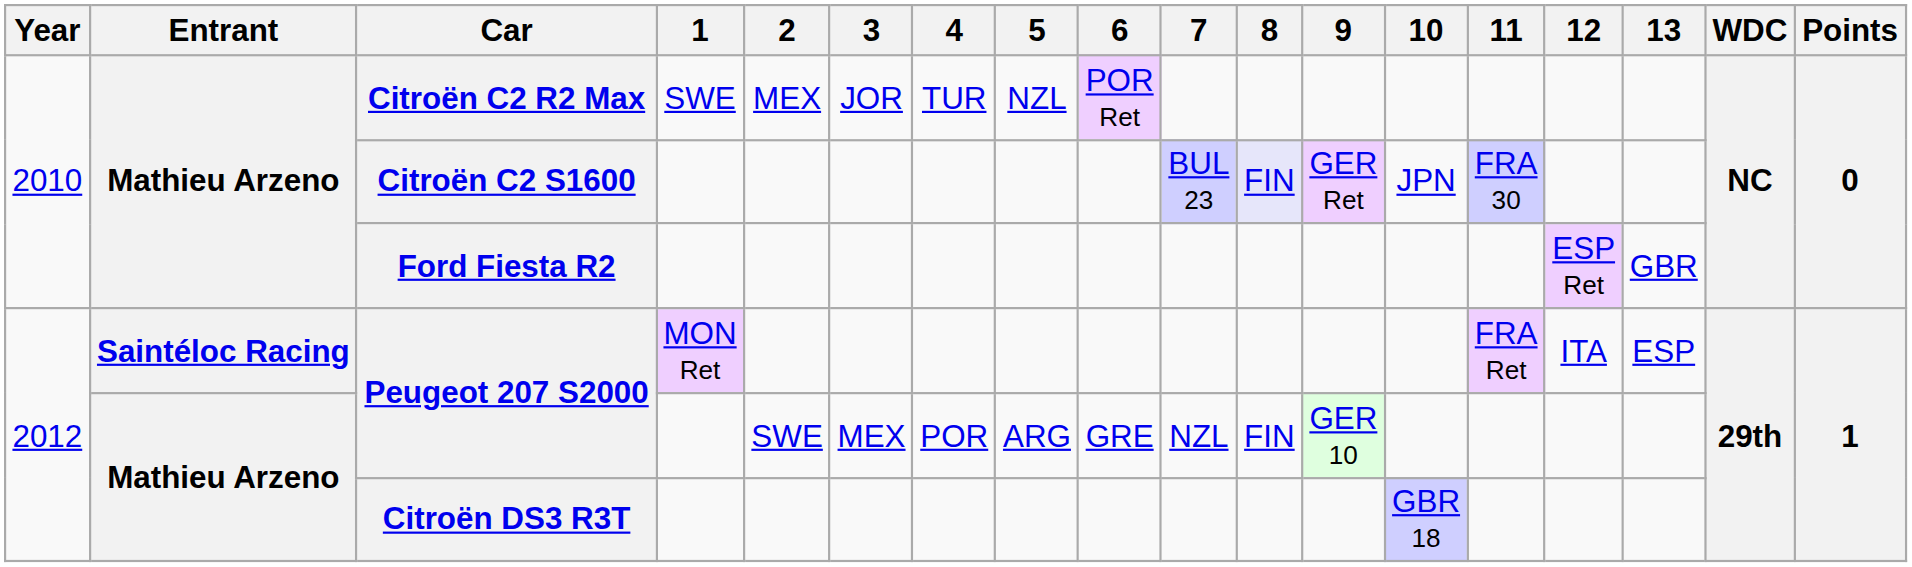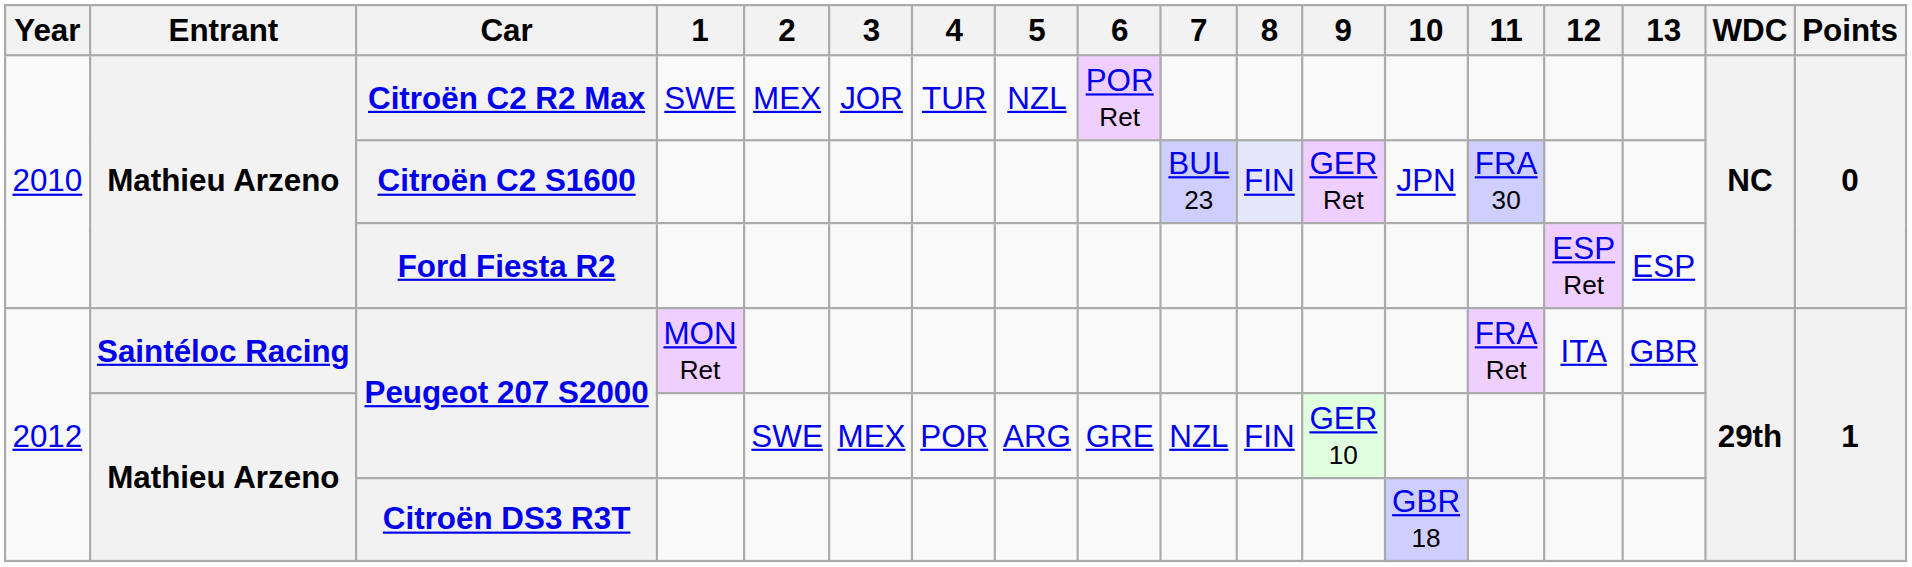(1664, 266) GBR -> (1664, 266) ESP
(1664, 351) ESP -> (1664, 351) GBR
